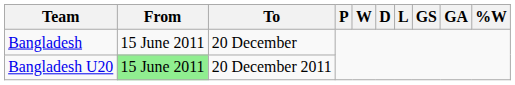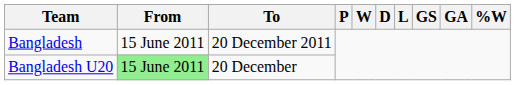(254, 42) 20 December -> (272, 42) 20 December 2011
(272, 67) 20 December 2011 -> (254, 67) 20 December
